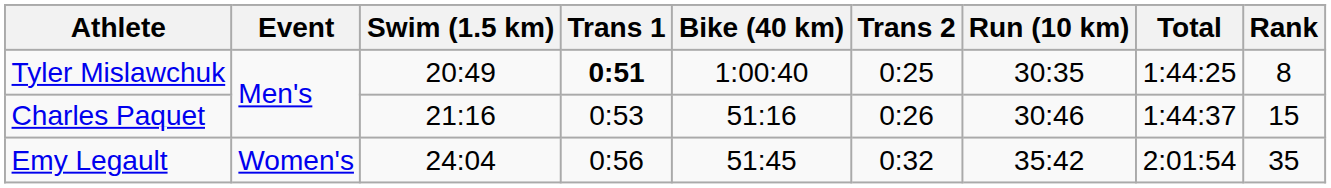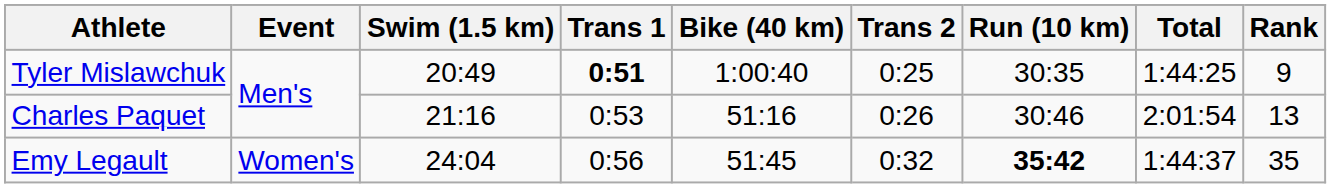(1284, 72) 8 -> (1284, 72) 9
(1189, 116) 1:44:37 -> (1189, 116) 2:01:54
(1284, 116) 15 -> (1284, 116) 13
(1049, 161) normal -> (1049, 161) bold
(1189, 161) 2:01:54 -> (1189, 161) 1:44:37
